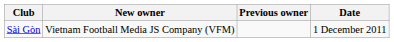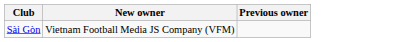- column: (350, 12)
